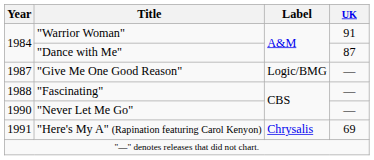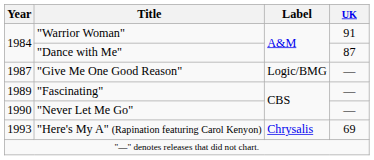(19, 91) 1988 -> (19, 91) 1989
(19, 129) 1991 -> (19, 129) 1993
